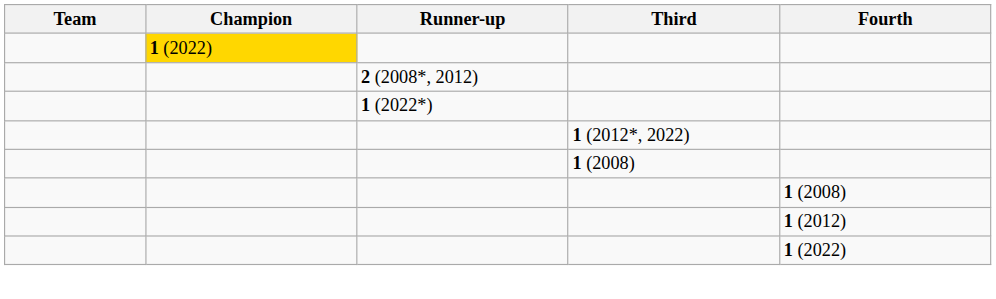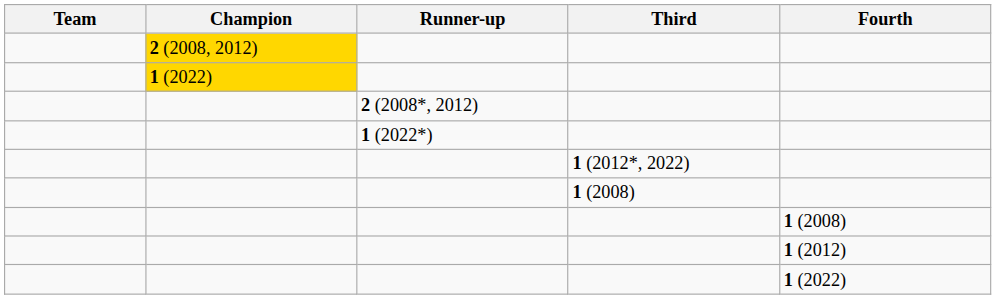+ row: (204, 47)
